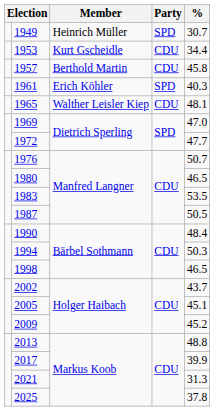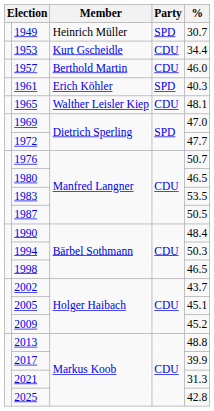(197, 68) 45.8 -> (197, 68) 46.0
(197, 397) 37.8 -> (197, 397) 42.8
